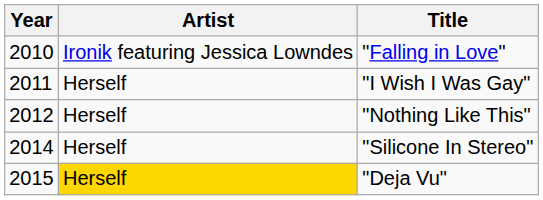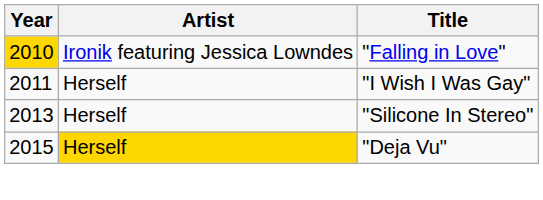(31, 52) no background -> (31, 52) gold background
- row: (446, 115)
(31, 147) 2014 -> (31, 115) 2013
